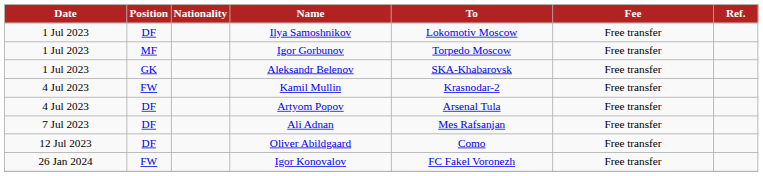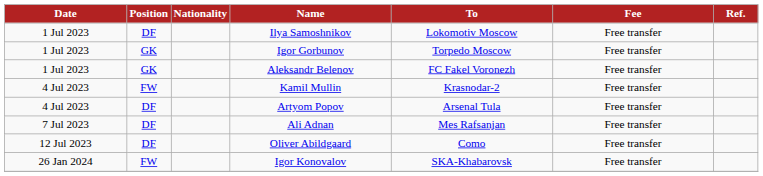(149, 51) MF -> (149, 51) GK
(472, 69) SKA-Khabarovsk -> (472, 69) FC Fakel Voronezh
(472, 162) FC Fakel Voronezh -> (472, 162) SKA-Khabarovsk
